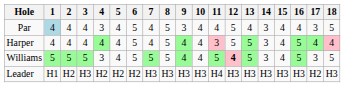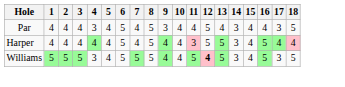(52, 27) lightblue background -> (51, 27) no background
- row: (20, 74)
